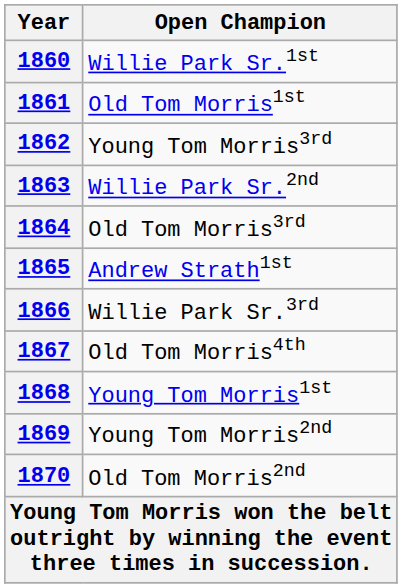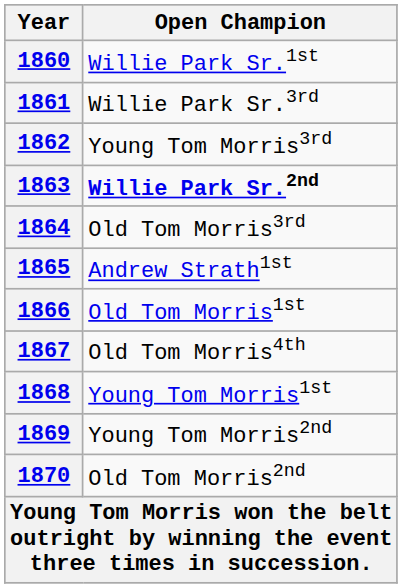(197, 103) Old Tom Morris1st -> (204, 103) Willie Park Sr.3rd
(204, 186) normal -> (204, 186) bold
(204, 310) Willie Park Sr.3rd -> (197, 310) Old Tom Morris1st
